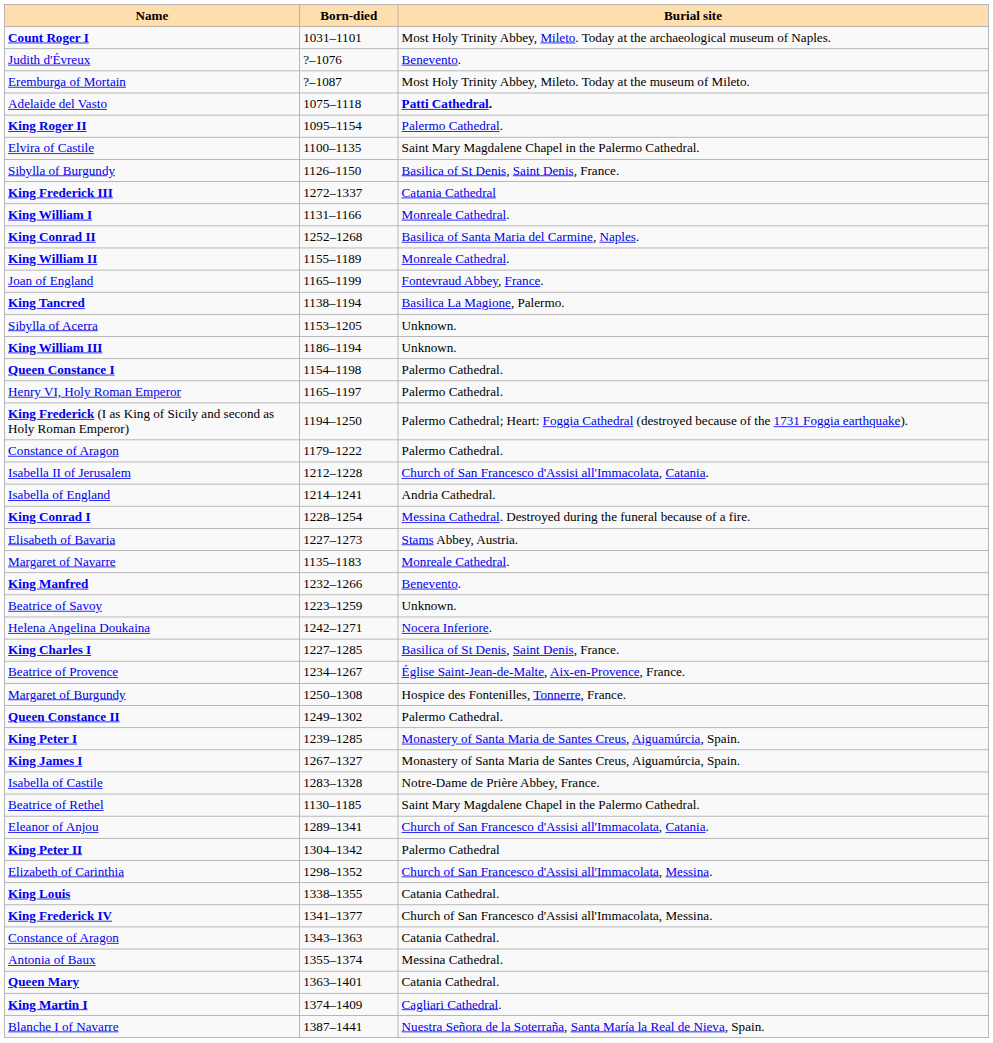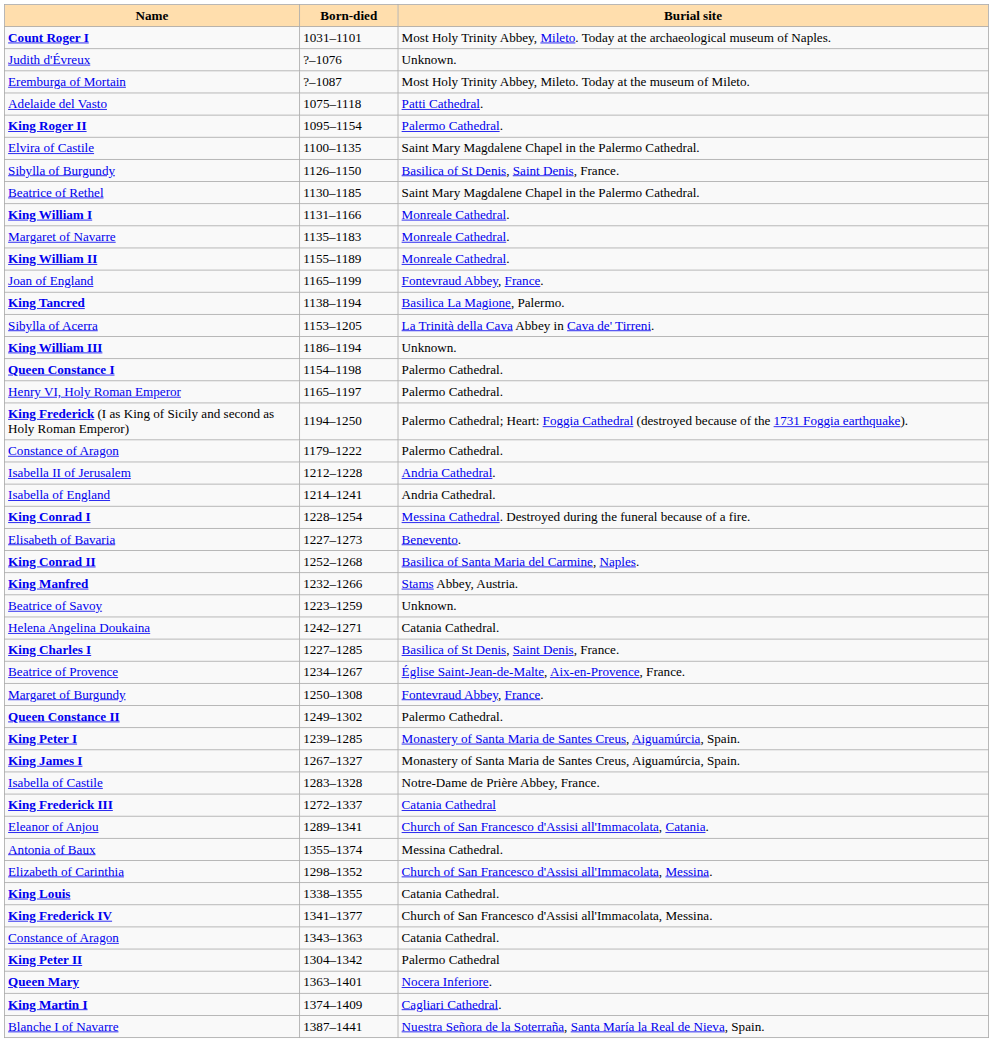(431, 59) Benevento. -> (429, 59) Unknown.
(447, 104) bold -> (442, 104) normal
rows swapped: (56, 805) <-> (60, 192)
rows swapped: (62, 561) <-> (52, 236)
(429, 325) Unknown. -> (528, 325) La Trinità della Cava Abbey in Cava de' Tirreni.
(555, 473) Church of San Francesco d'Assisi all'Immacolata, Catania. -> (449, 473) Andria Cathedral.
(460, 539) Stams Abbey, Austria. -> (431, 539) Benevento.
(431, 583) Benevento. -> (460, 583) Stams Abbey, Austria.
(447, 628) Nocera Inferiore. -> (450, 628) Catania Cathedral.
(514, 694) Hospice des Fontenilles, Tonnerre, France. -> (473, 694) Fontevraud Abbey, France.
rows swapped: (45, 849) <-> (52, 960)
(450, 982) Catania Cathedral. -> (447, 982) Nocera Inferiore.
